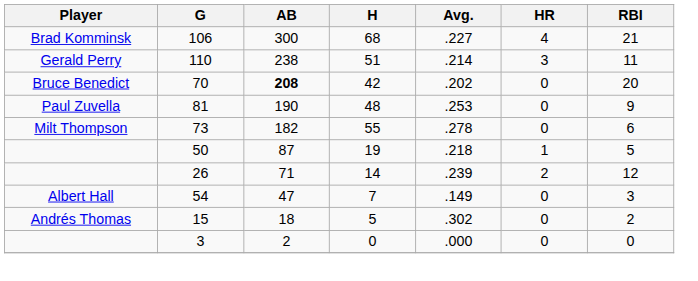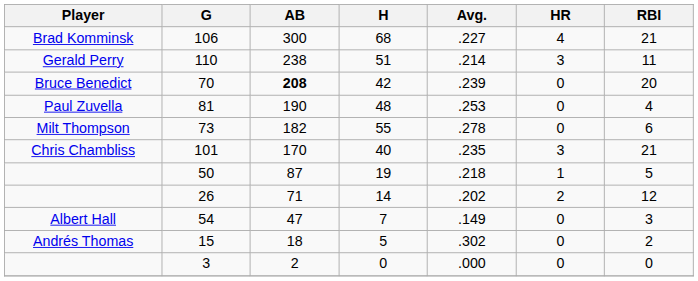(458, 83) .202 -> (472, 83) .239
(631, 106) 9 -> (649, 106) 4
+ row: (206, 151)
(458, 173) .239 -> (472, 196) .202
